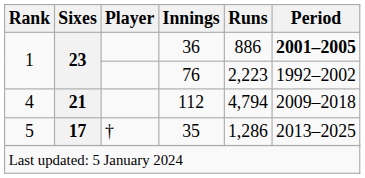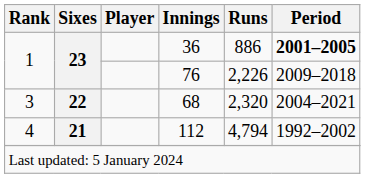(248, 74) 2,223 -> (248, 74) 2,226
(316, 74) 1992–2002 -> (316, 74) 2009–2018
+ row: (191, 103)
(316, 103) 2009–2018 -> (316, 131) 1992–2002
- row: (191, 131)
